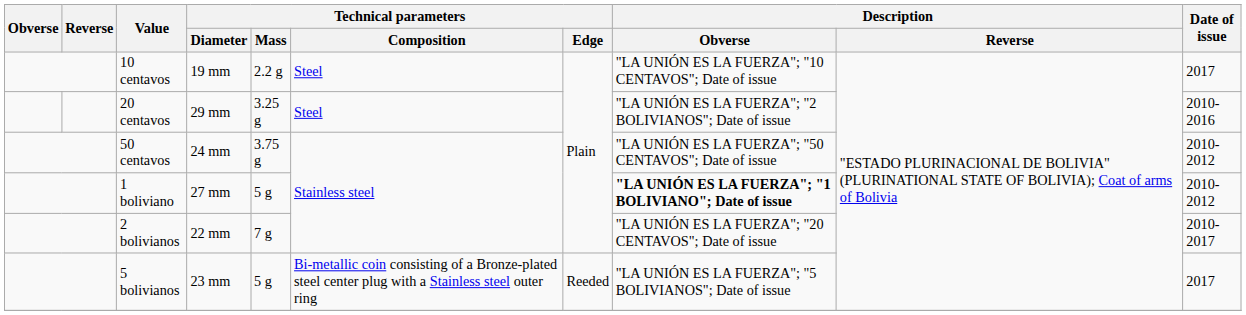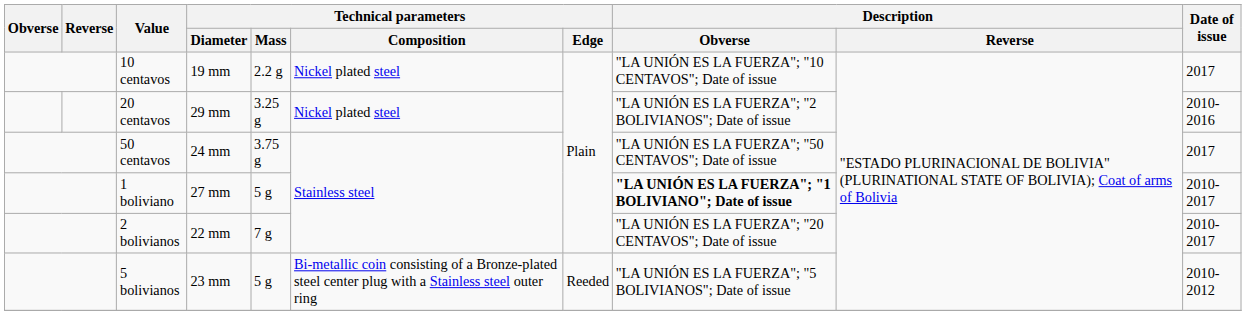(308, 72) Steel -> (347, 72) Nickel plated steel
(308, 112) Steel -> (347, 112) Nickel plated steel
(1203, 152) 2010-2012 -> (1201, 152) 2017
(1203, 193) 2010-2012 -> (1203, 193) 2010-2017
(1201, 282) 2017 -> (1203, 282) 2010-2012
